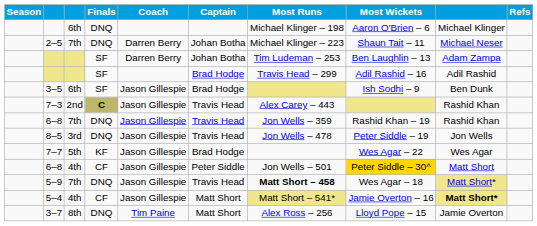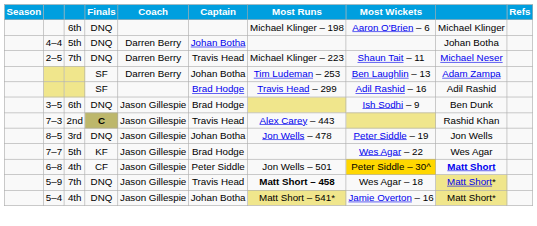+ row: (54, 43)
(218, 43) Johan Botha -> (218, 58) Travis Head
(101, 89) SF -> (101, 105) DNQ
- row: (54, 120)
(218, 136) Travis Head -> (218, 136) Johan Botha
(471, 167) normal -> (471, 167) bold
(101, 197) CF -> (101, 197) DNQ
(218, 197) Matt Short -> (218, 197) Johan Botha
(471, 197) bold -> (471, 197) normal
- row: (54, 213)
